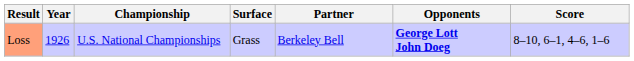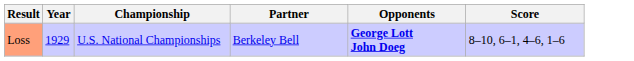- column: (252, 14)
(57, 39) 1926 -> (57, 39) 1929
